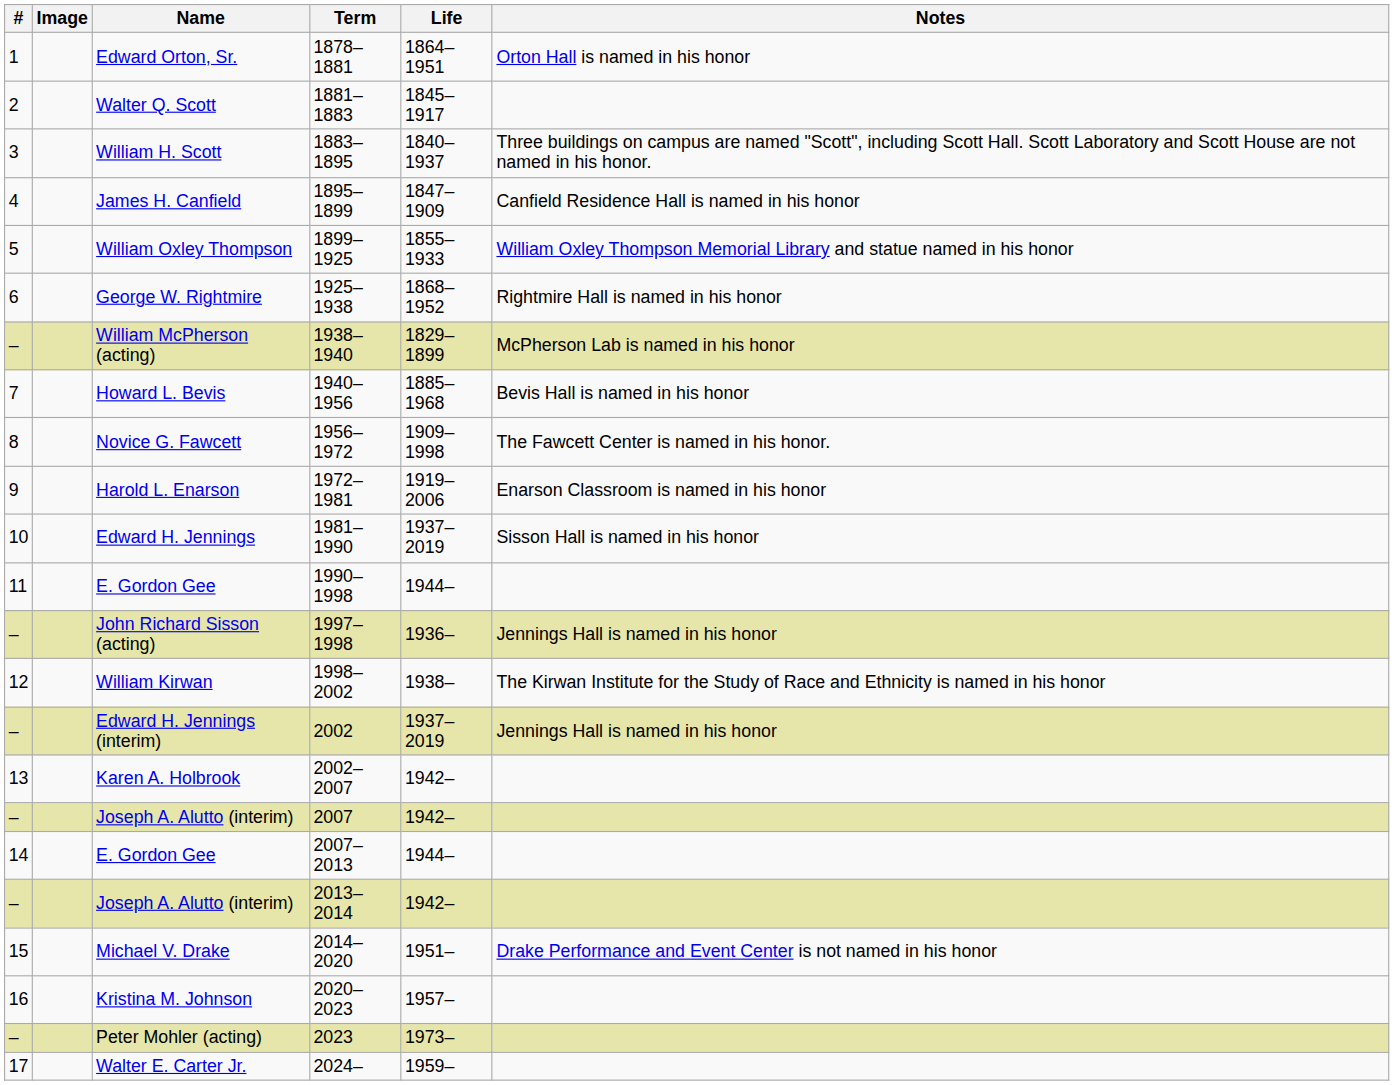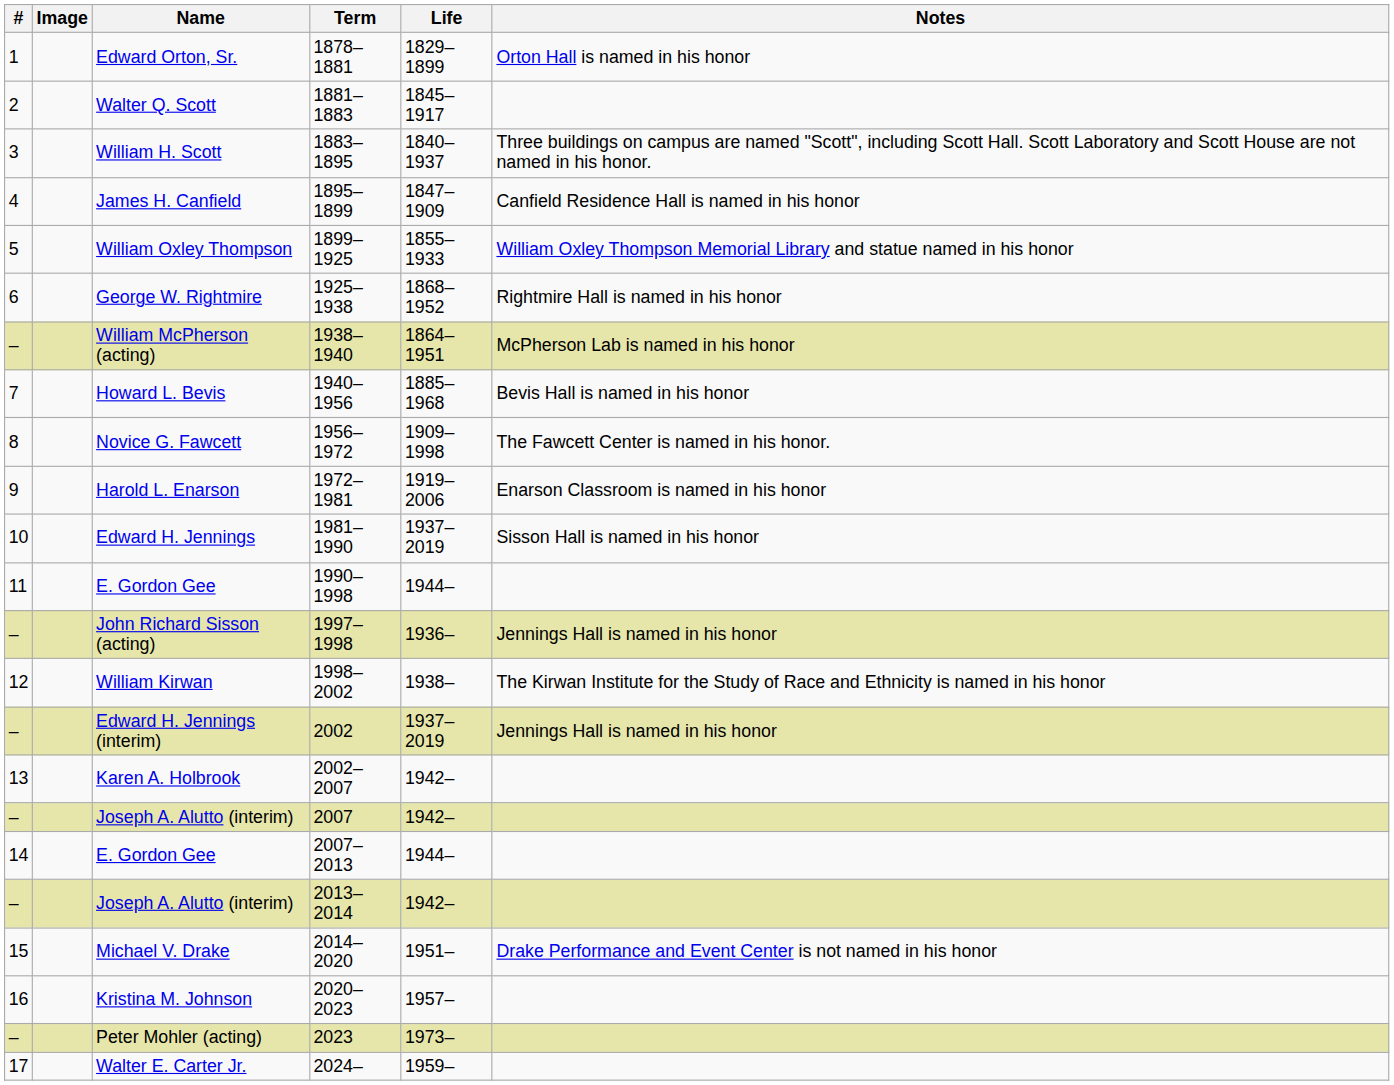(430, 56) 1864–1951 -> (430, 56) 1829–1899
(430, 345) 1829–1899 -> (430, 345) 1864–1951
